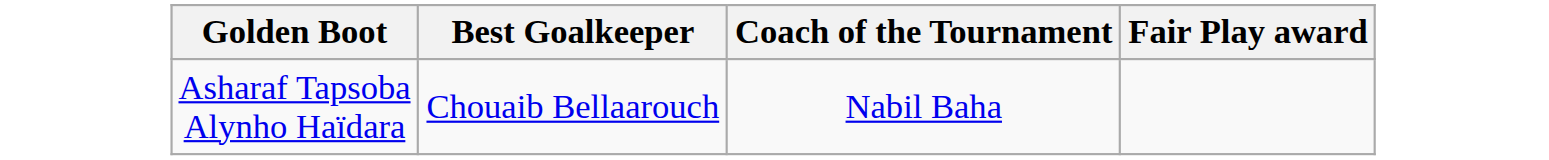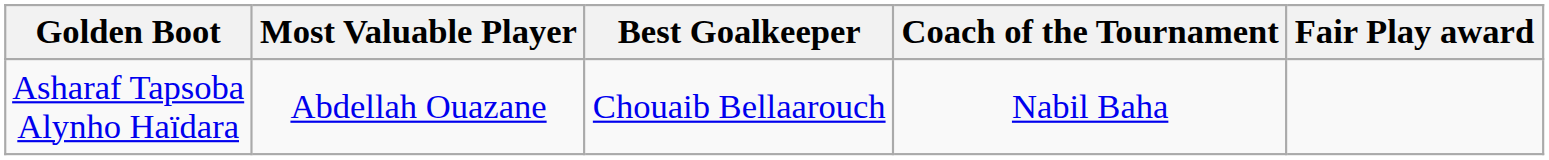+ column: (419, 31)
